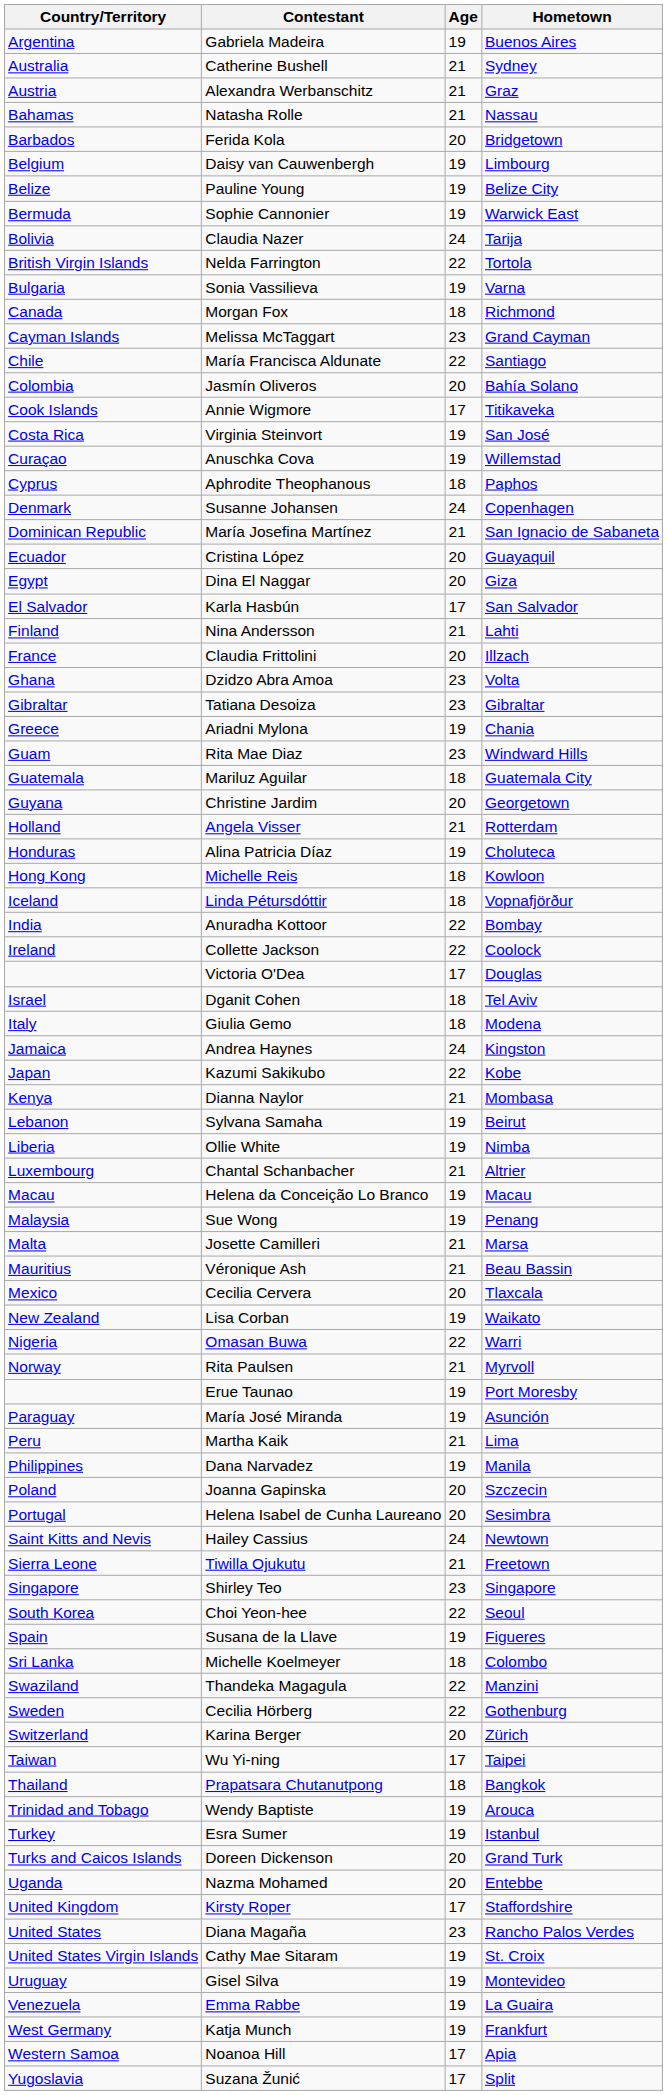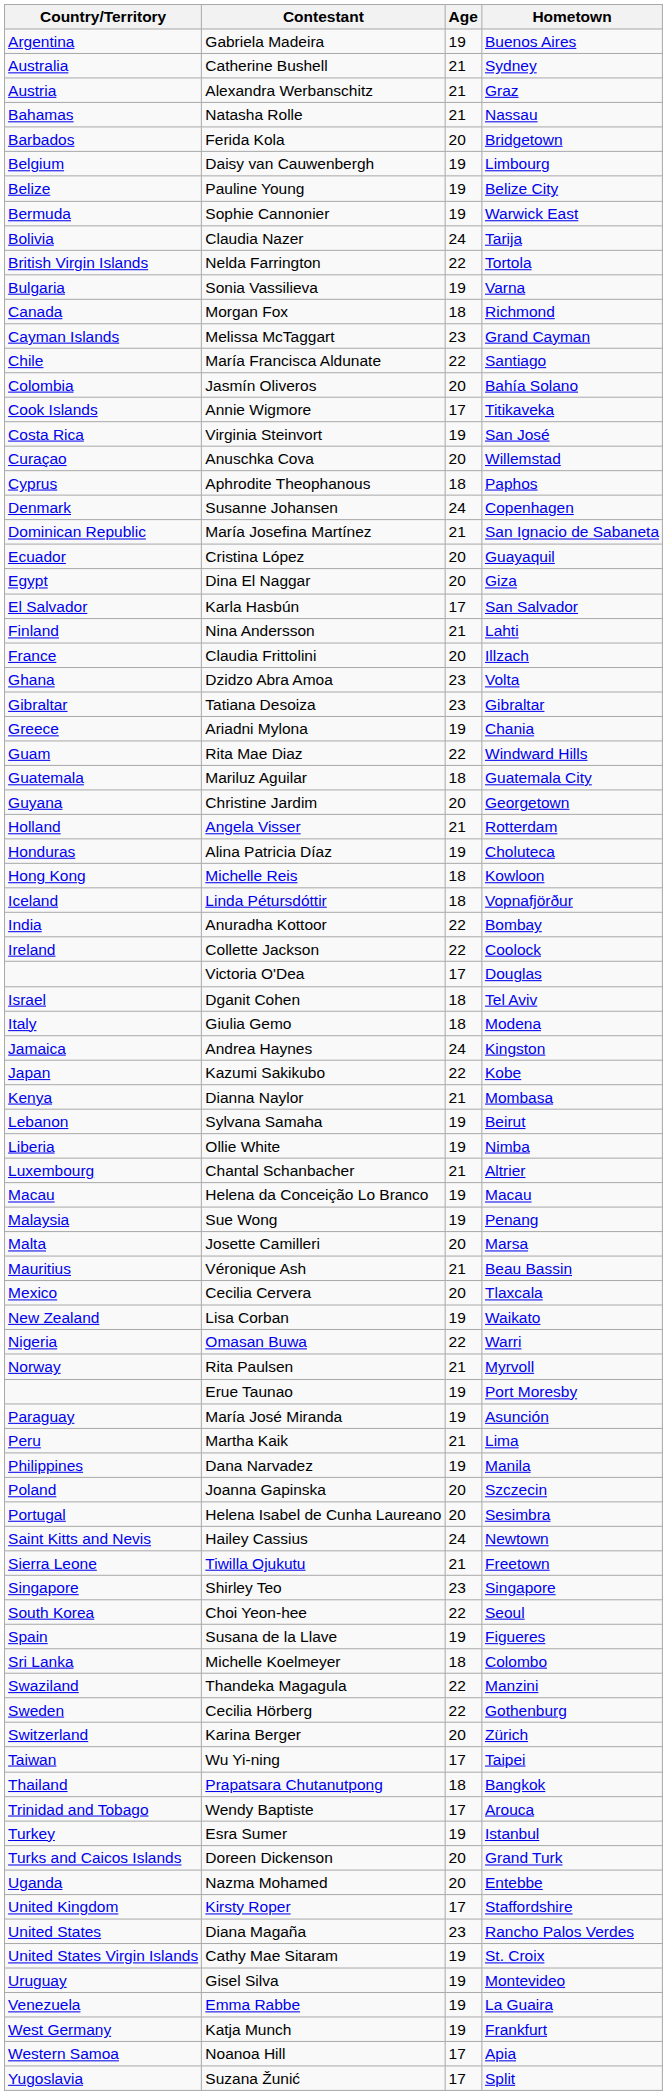(457, 459) 19 -> (457, 459) 20
(457, 753) 23 -> (457, 753) 22
(457, 1244) 21 -> (457, 1244) 20
(457, 1809) 19 -> (457, 1809) 17
